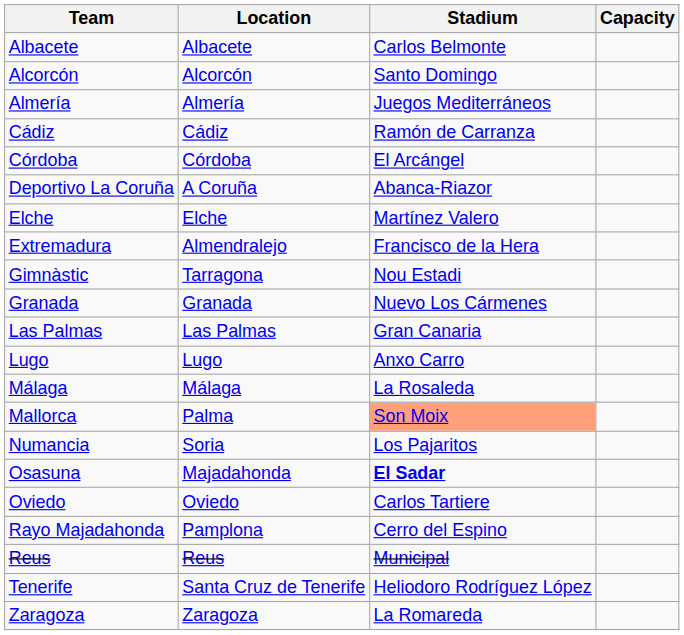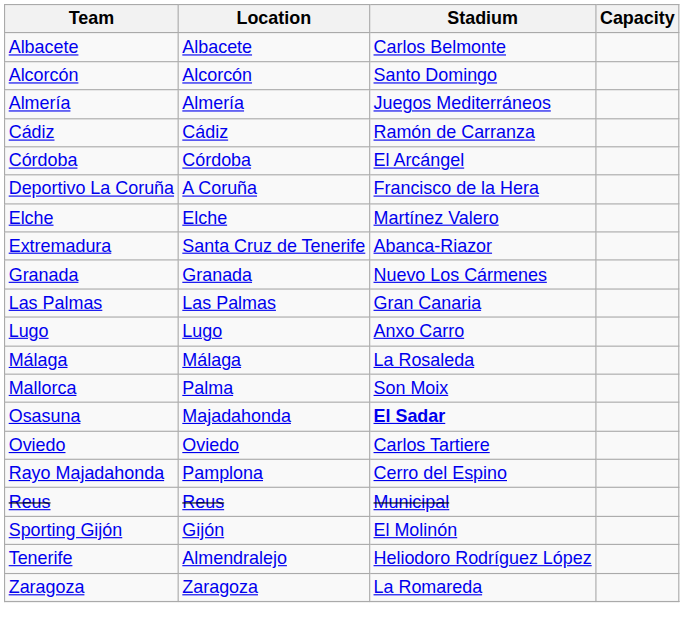(433, 189) Abanca-Riazor -> (456, 189) Francisco de la Hera
(235, 246) Almendralejo -> (274, 246) Santa Cruz de Tenerife
(456, 246) Francisco de la Hera -> (433, 246) Abanca-Riazor
- row: (49, 274)
(411, 416) lightsalmon background -> (411, 388) no background
- row: (49, 445)
+ row: (65, 530)
(274, 587) Santa Cruz de Tenerife -> (235, 558) Almendralejo
